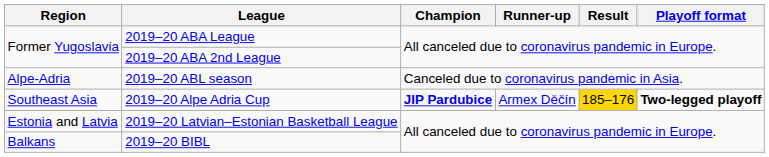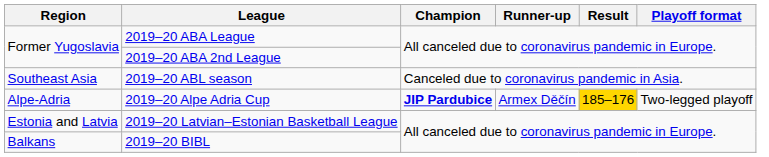(39, 79) Alpe-Adria -> (52, 79) Southeast Asia
(52, 100) Southeast Asia -> (39, 100) Alpe-Adria
(701, 100) bold -> (696, 100) normal
